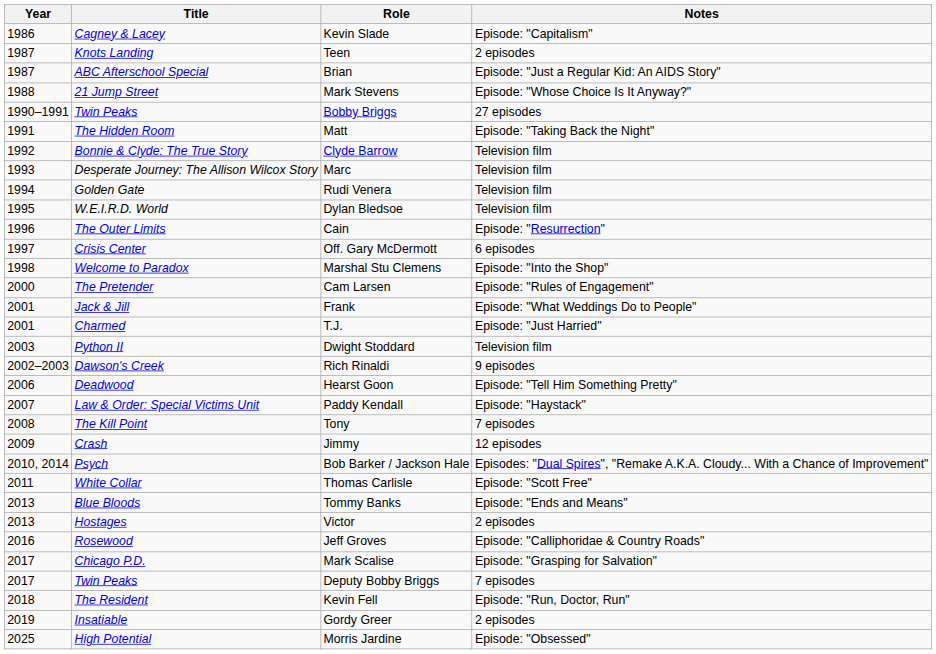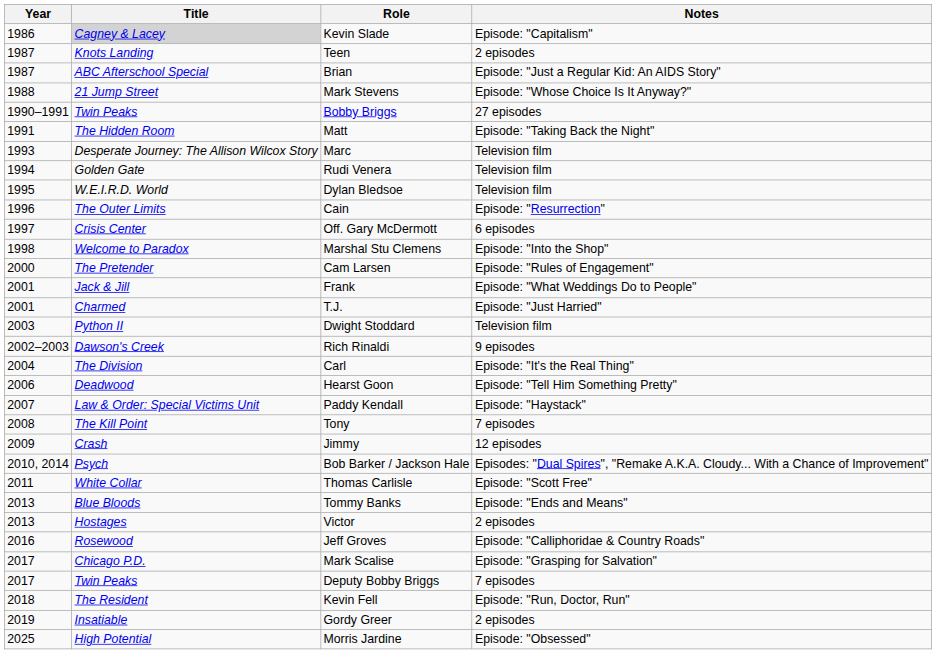(120, 33) no background -> (120, 33) lightgrey background
- row: (360, 151)
+ row: (335, 365)
